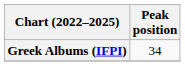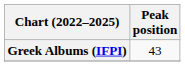(155, 50) 34 -> (155, 50) 43
